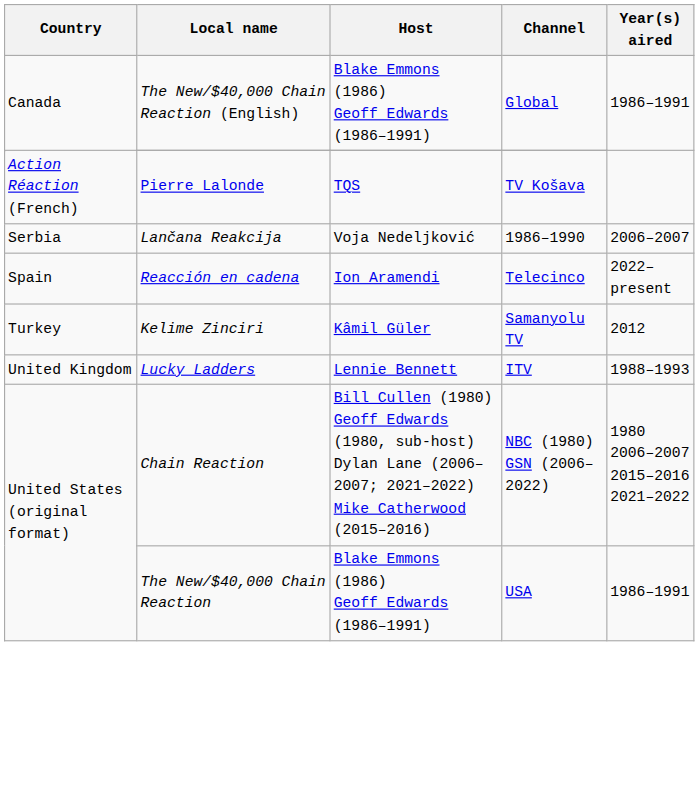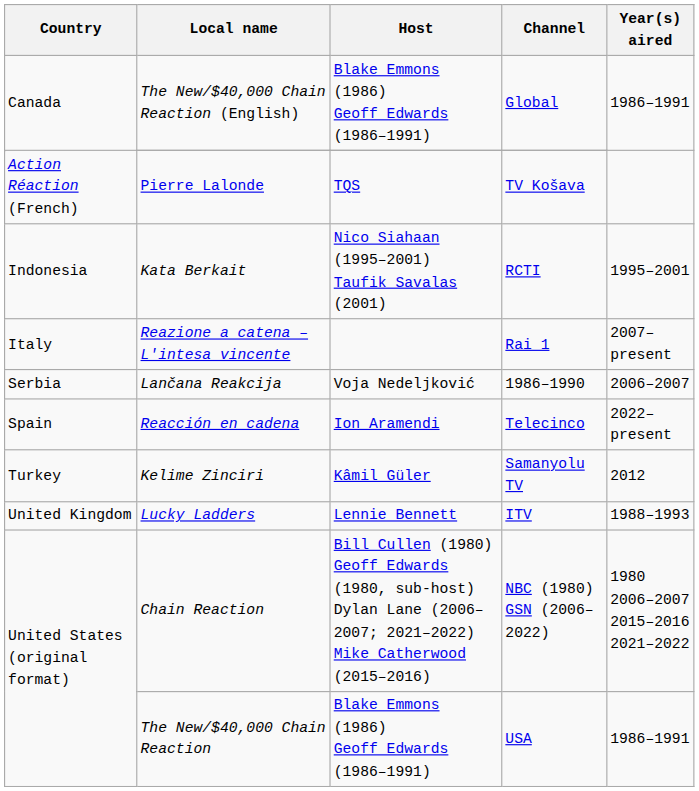+ row: (193, 271)
+ row: (224, 344)
